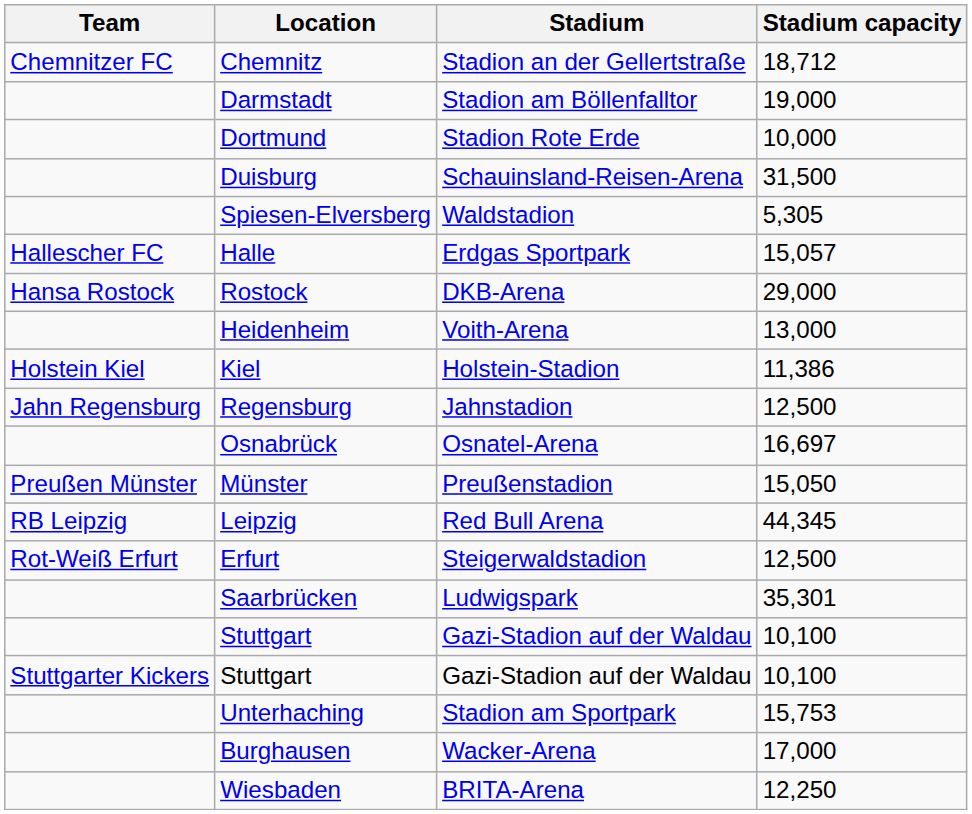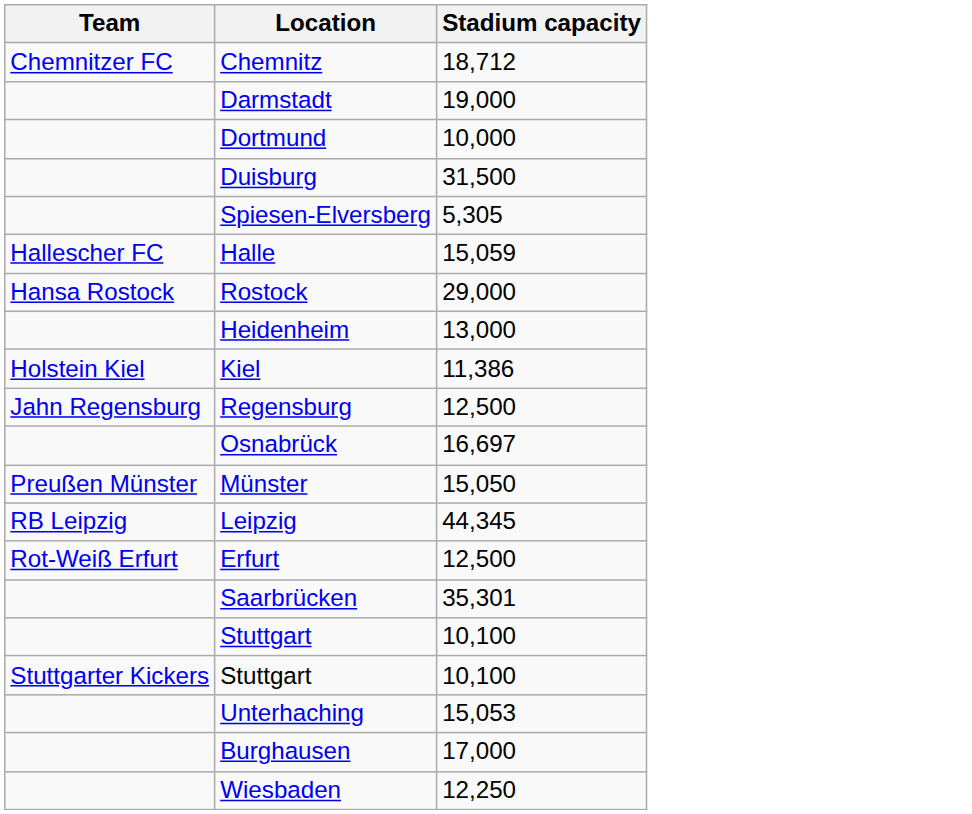- column: (597, 23)
(800, 253) 15,057 -> (479, 253) 15,059
(800, 713) 15,753 -> (479, 713) 15,053
